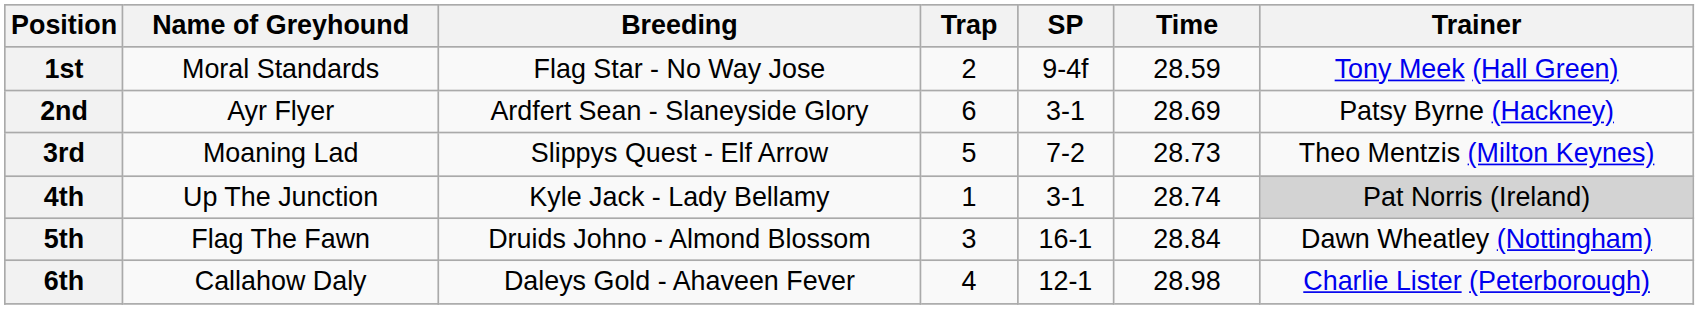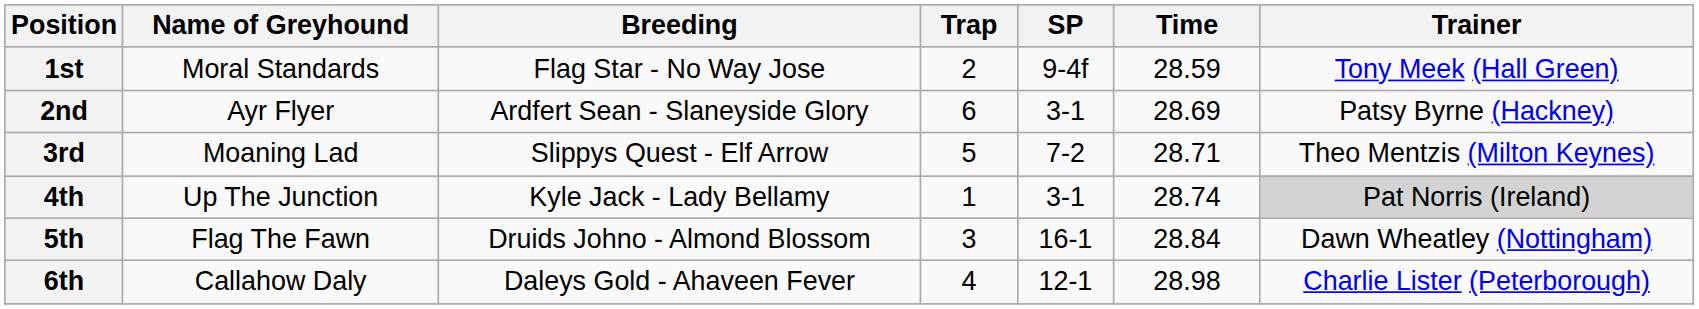(1187, 153) 28.73 -> (1187, 153) 28.71
